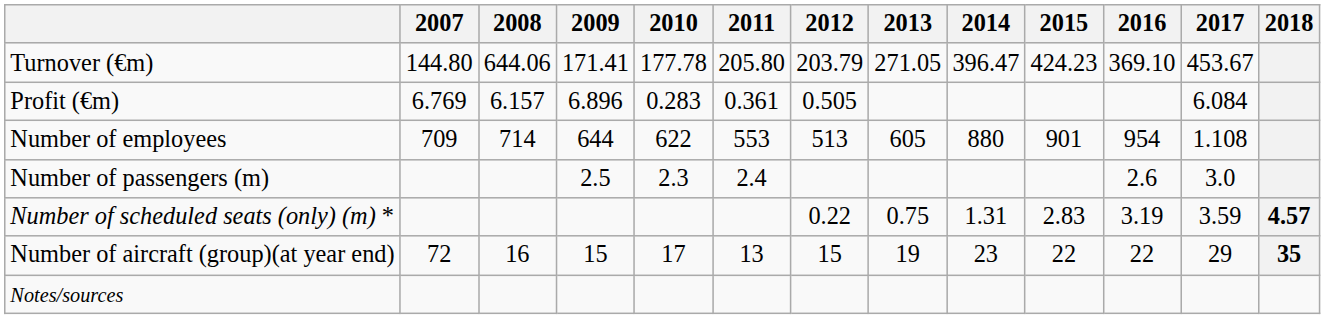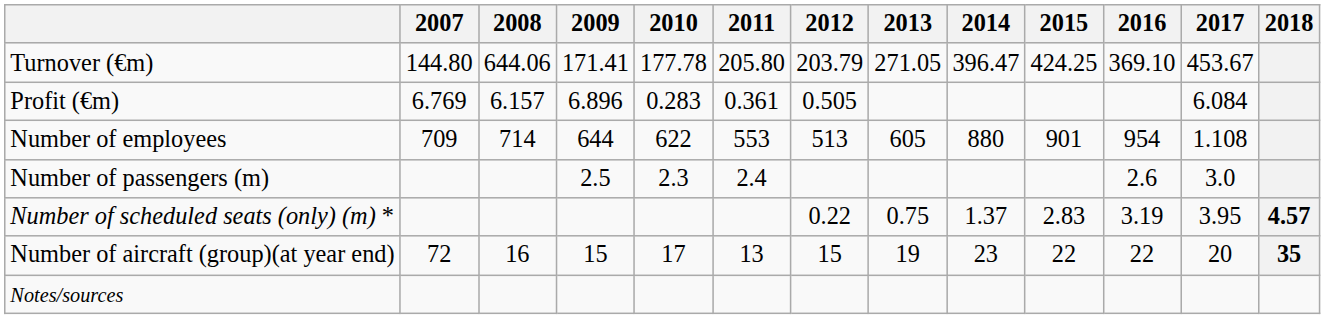(1064, 62) 424.23 -> (1064, 62) 424.25
(986, 216) 1.31 -> (986, 216) 1.37
(1220, 216) 3.59 -> (1220, 216) 3.95
(1220, 255) 29 -> (1220, 255) 20
